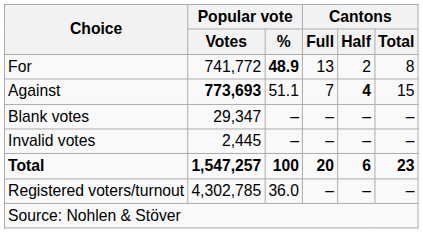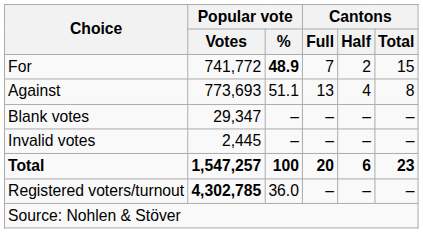(325, 66) 13 -> (330, 66) 7
(410, 66) 8 -> (406, 66) 15
(233, 91) bold -> (233, 91) normal
(330, 91) 7 -> (325, 91) 13
(366, 91) bold -> (366, 91) normal
(406, 91) 15 -> (410, 91) 8
(226, 191) normal -> (226, 191) bold
